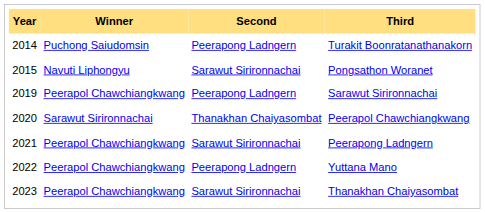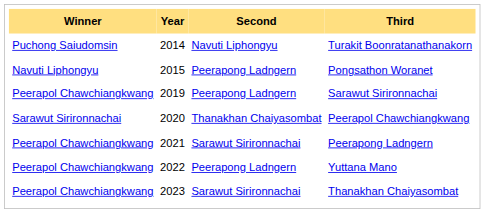columns swapped: (25, 21) <-> (114, 21)
(244, 45) Peerapong Ladngern -> (234, 45) Navuti Liphongyu
(246, 70) Sarawut Sirironnachai -> (244, 70) Peerapong Ladngern
